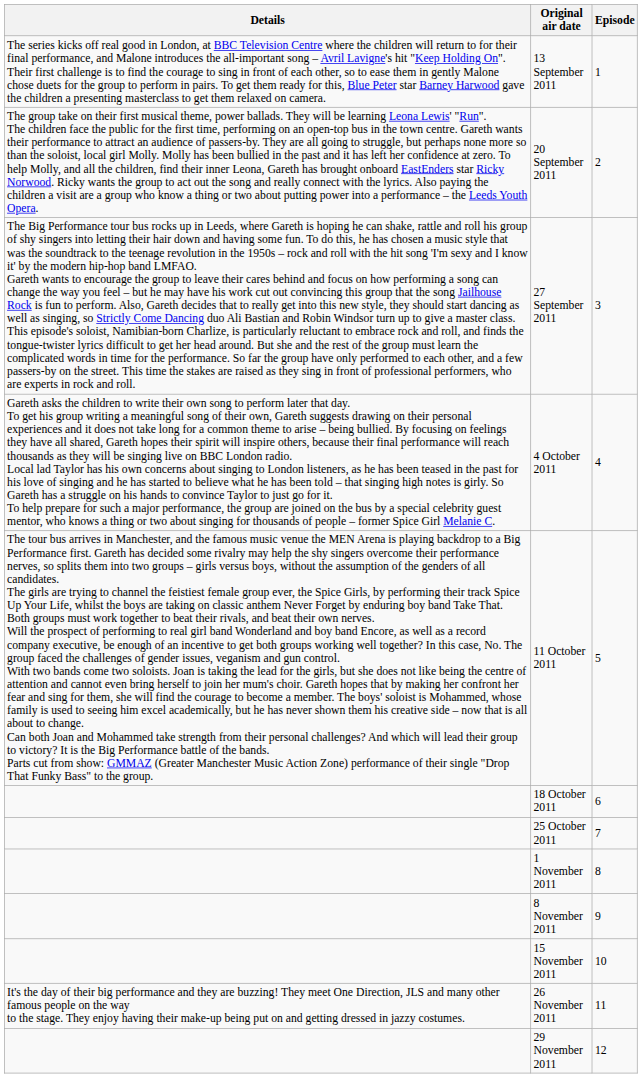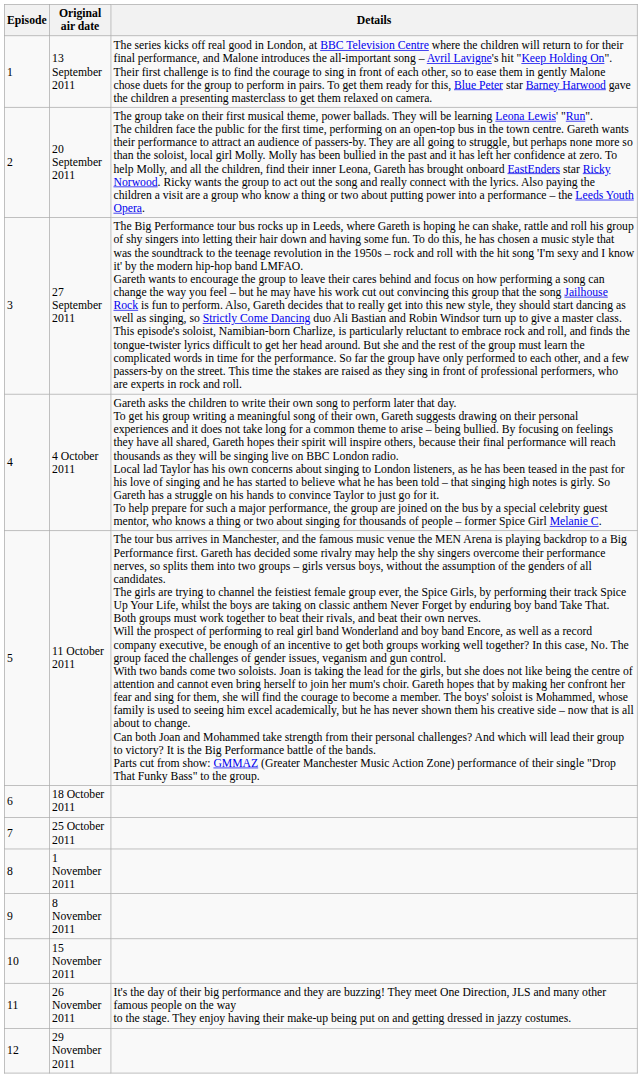columns swapped: (615, 20) <-> (268, 20)
